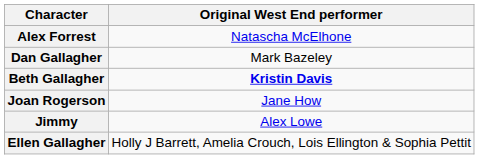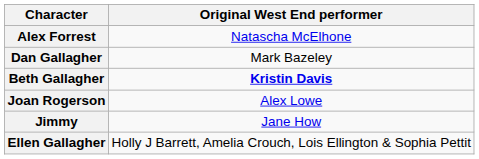(291, 100) Jane How -> (291, 100) Alex Lowe
(291, 121) Alex Lowe -> (291, 121) Jane How
